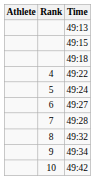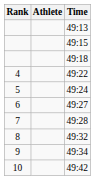columns swapped: (51, 12) <-> (21, 12)
